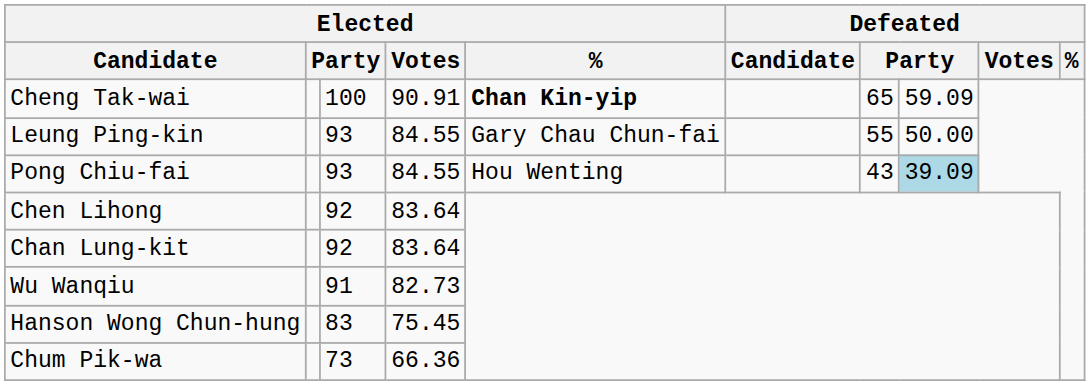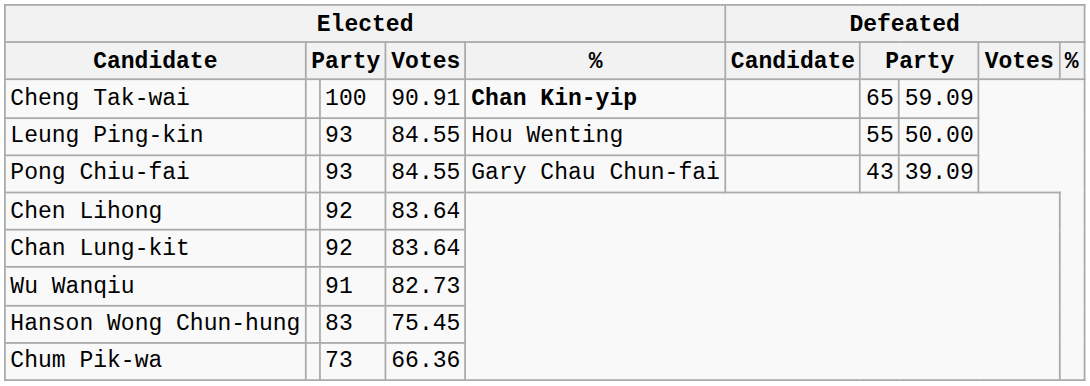(596, 136) Gary Chau Chun-fai -> (547, 136) Hou Wenting
(547, 174) Hou Wenting -> (596, 174) Gary Chau Chun-fai
(939, 174) lightblue background -> (939, 174) no background
